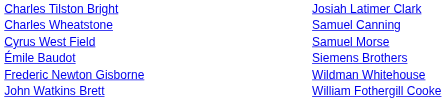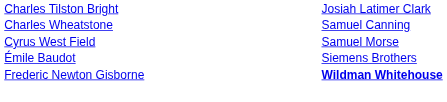(369, 75) normal -> (382, 75) bold
- row: (54, 91)
